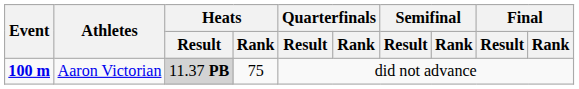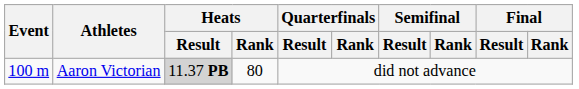(29, 71) bold -> (29, 71) normal
(256, 71) 75 -> (255, 71) 80
